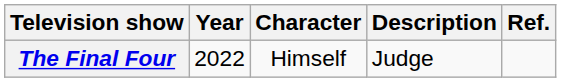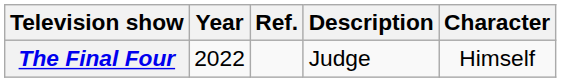columns swapped: (308, 22) <-> (529, 22)
